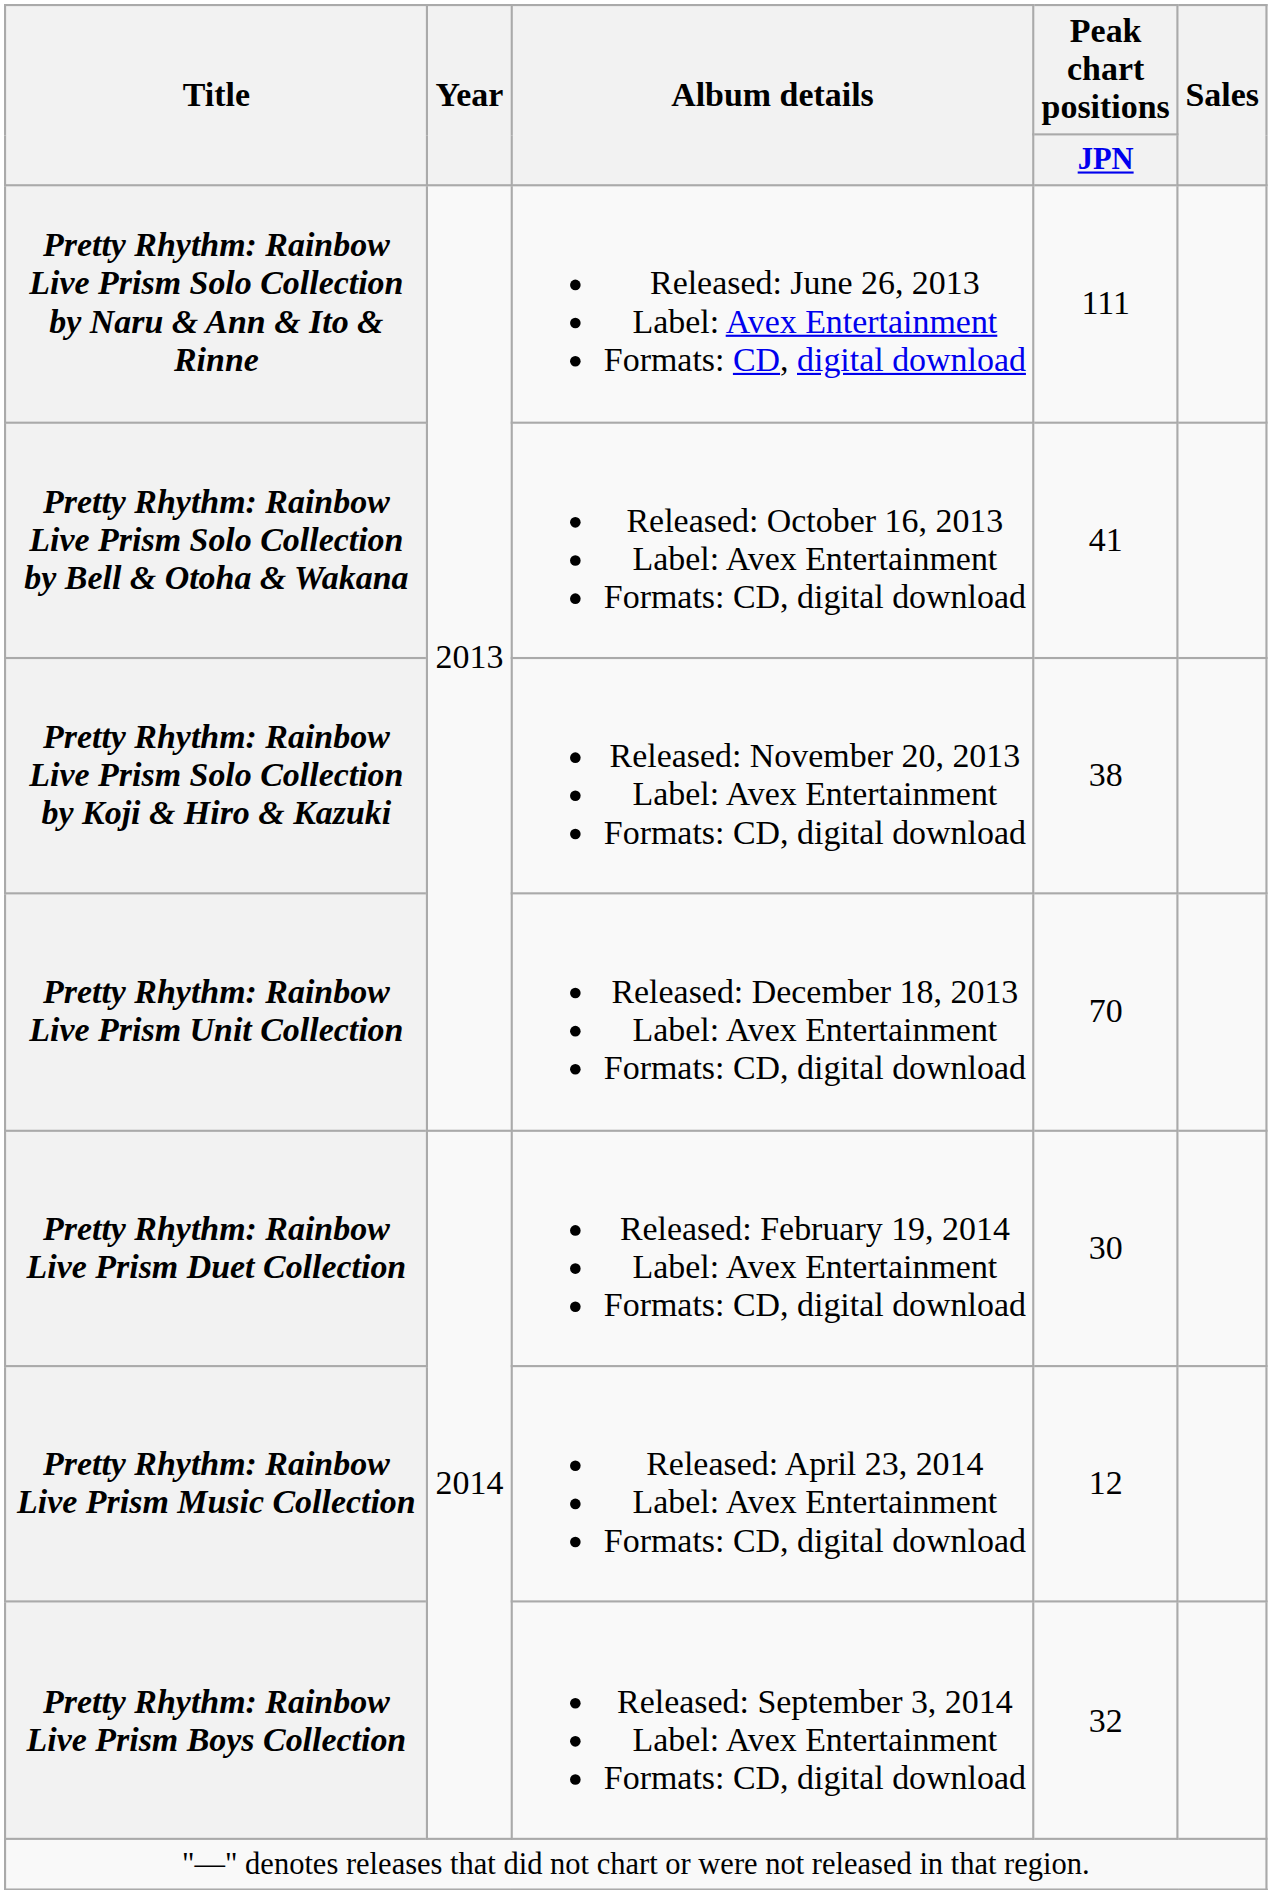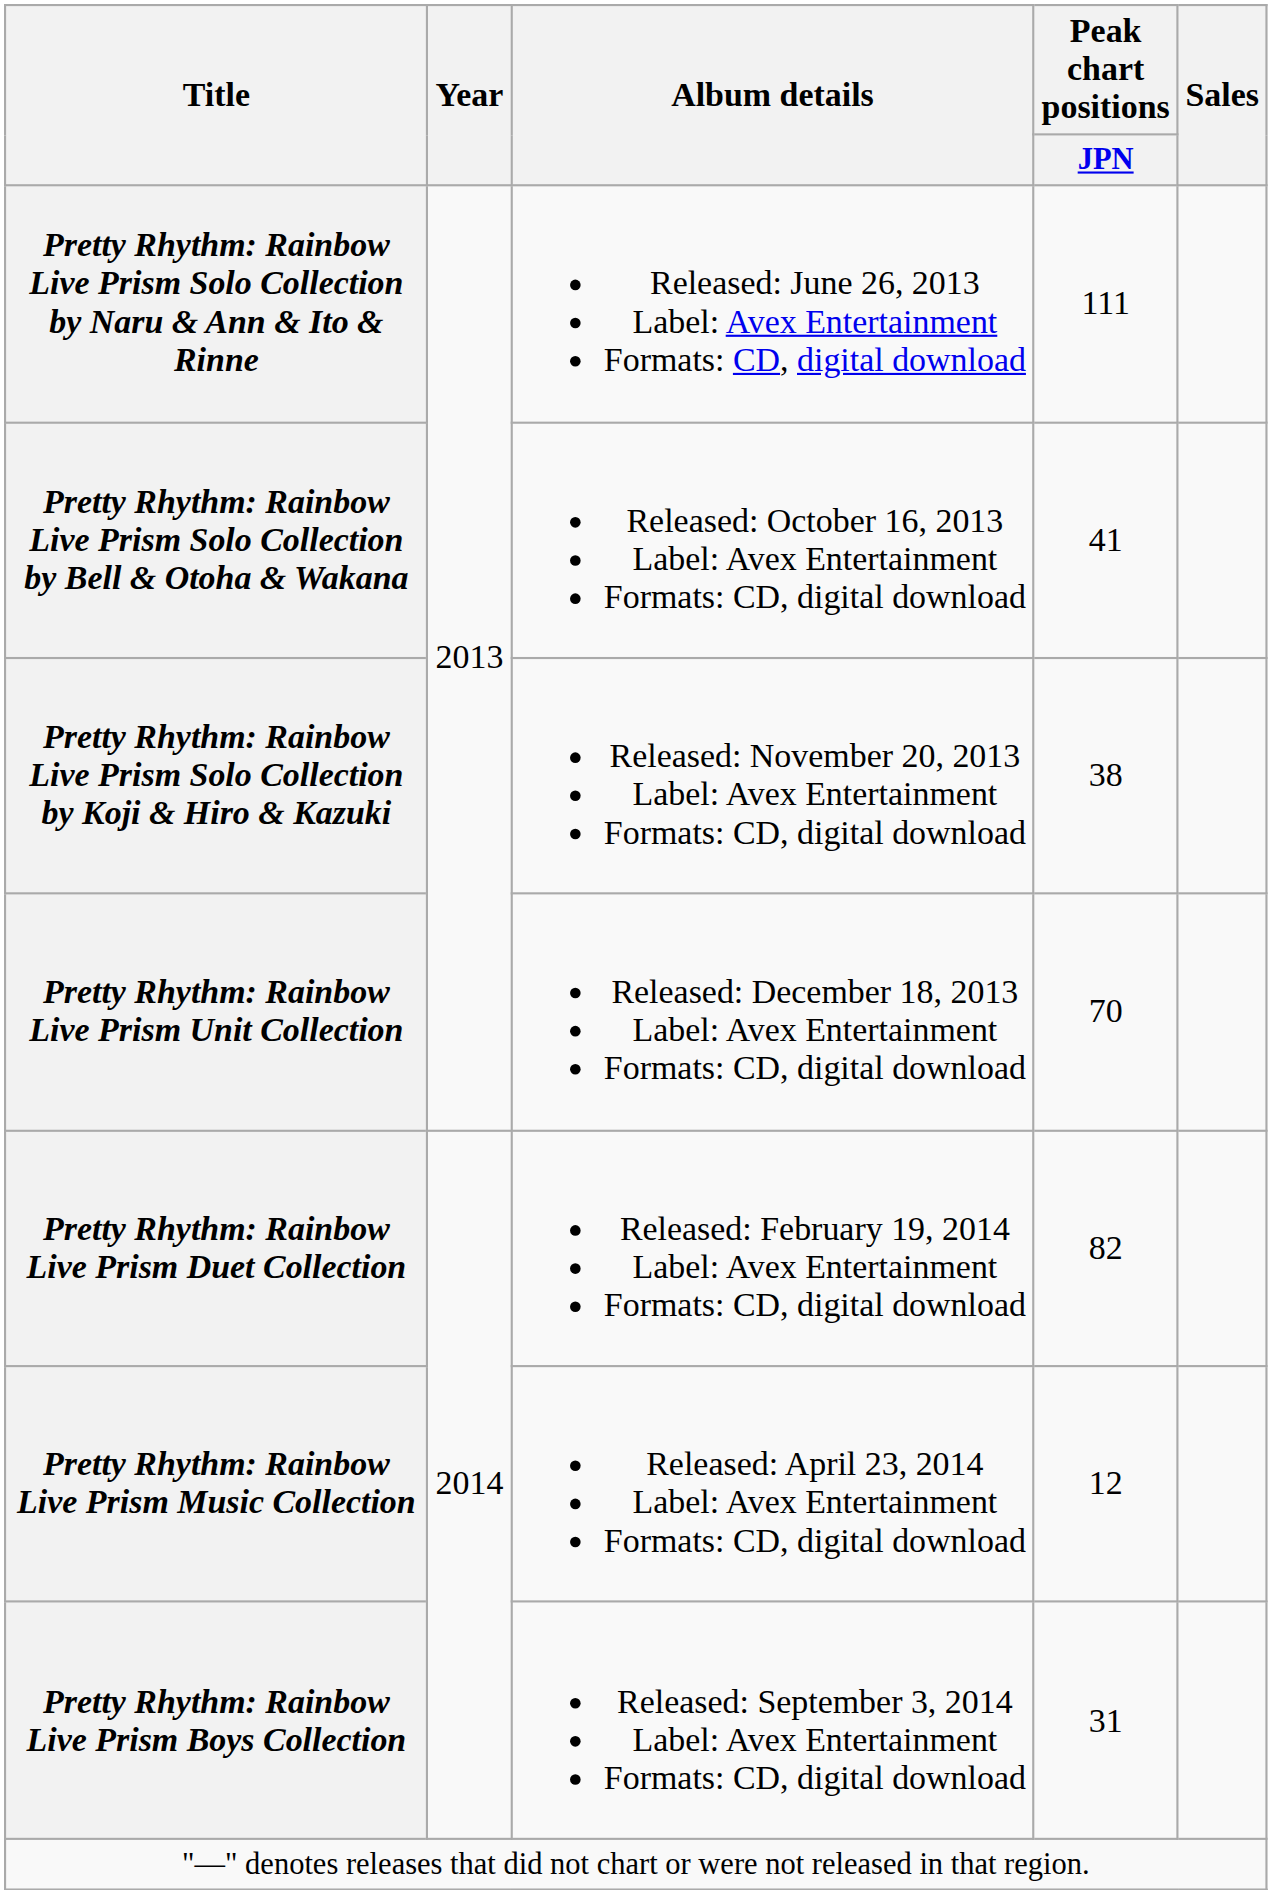(1106, 1247) 30 -> (1106, 1247) 82
(1106, 1719) 32 -> (1106, 1719) 31
